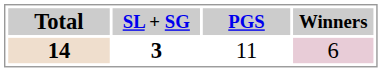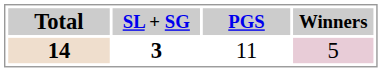(333, 50) 6 -> (333, 50) 5
